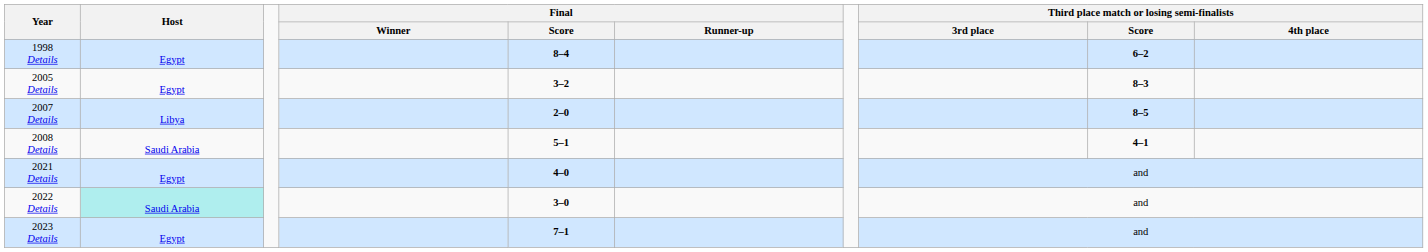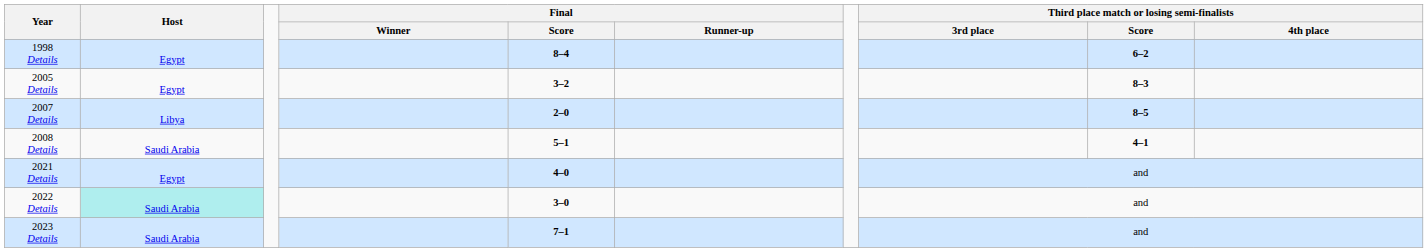(172, 239) Egypt -> (172, 239) Saudi Arabia
